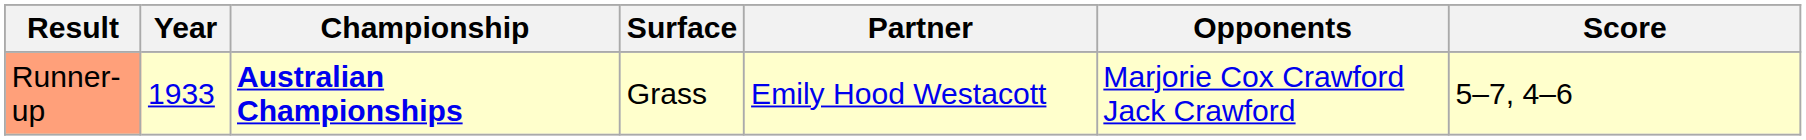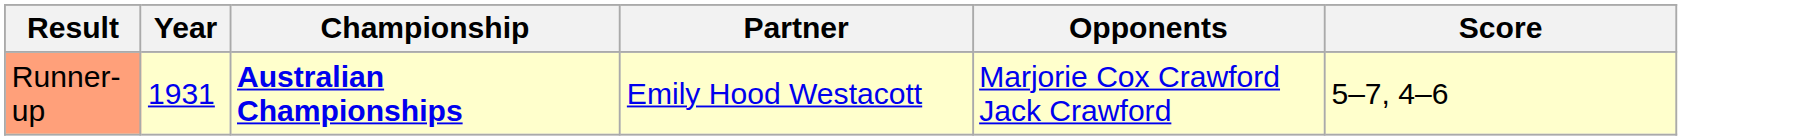- column: (682, 28)
(181, 92) 1933 -> (181, 92) 1931
